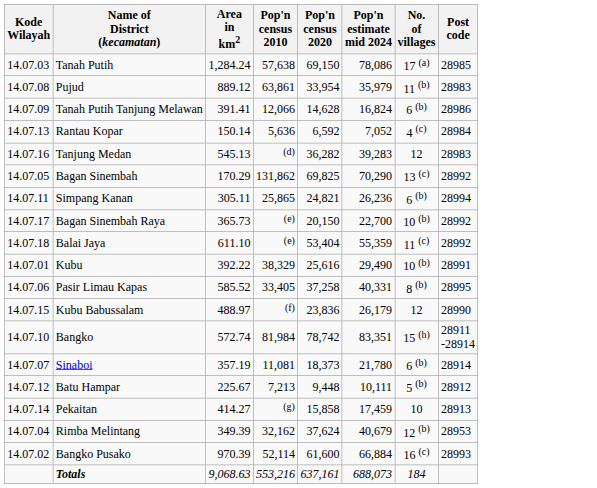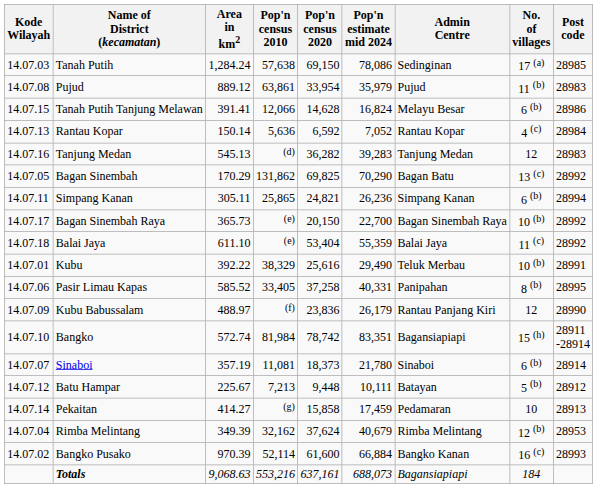+ column: (452, 29)
(28, 109) 14.07.09 -> (28, 109) 14.07.15
(28, 309) 14.07.15 -> (28, 309) 14.07.09
